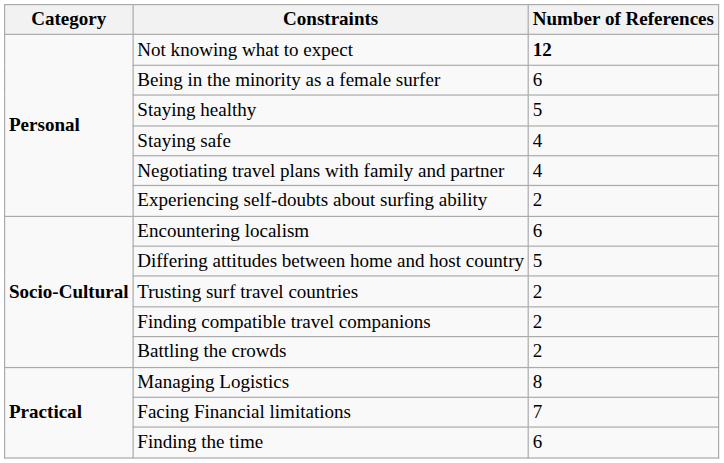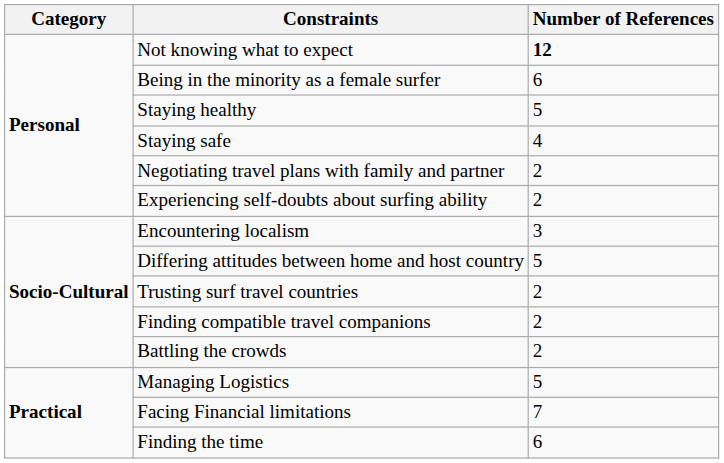(538, 170) 4 -> (538, 170) 2
(538, 230) 6 -> (538, 230) 3
(538, 381) 8 -> (538, 381) 5
